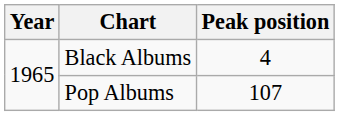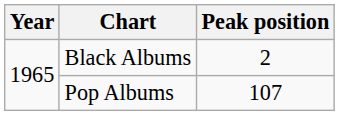(265, 57) 4 -> (265, 57) 2
